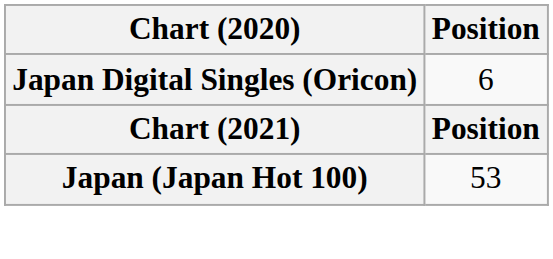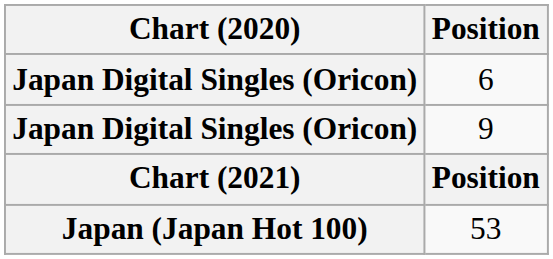+ row: (486, 128)
